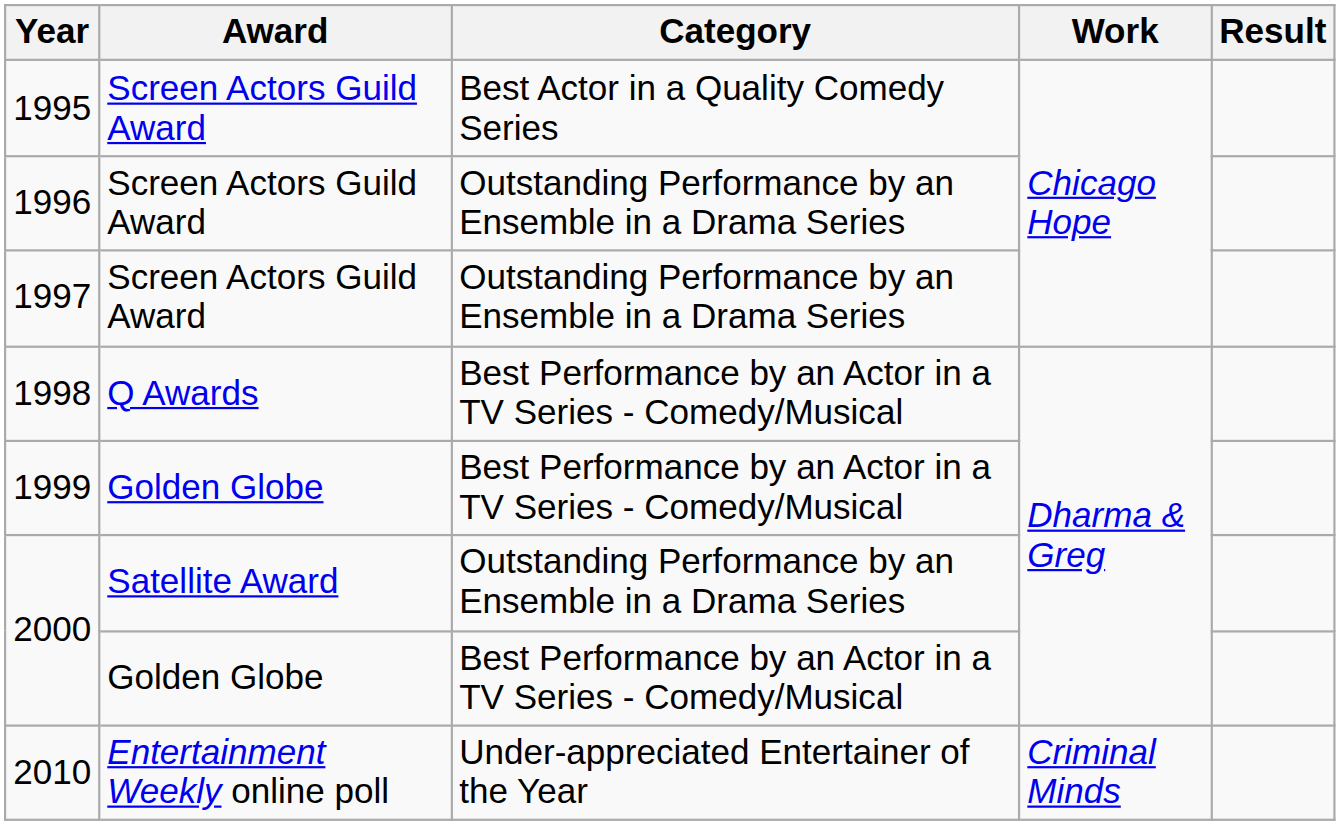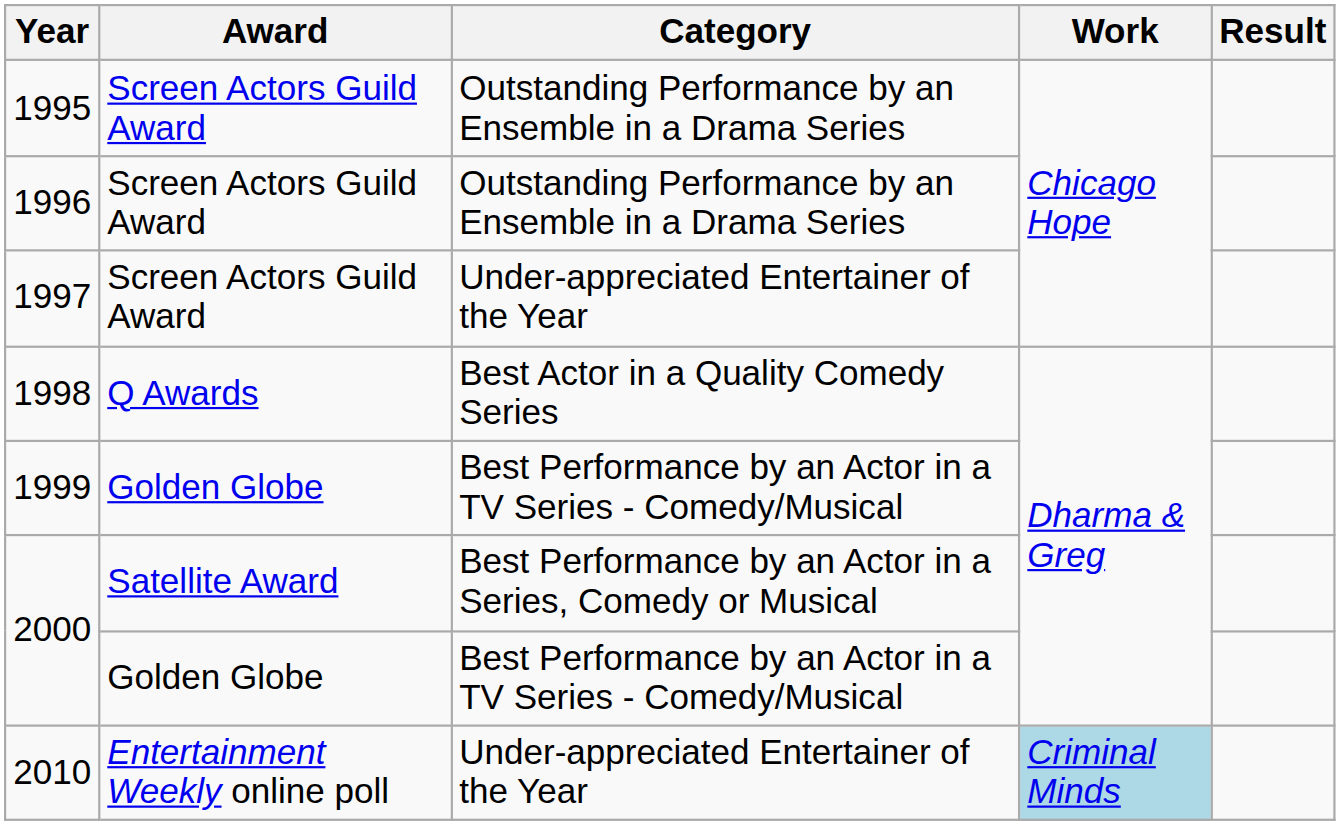(702, 107) Best Actor in a Quality Comedy Series -> (707, 107) Outstanding Performance by an Ensemble in a Drama Series
(707, 297) Outstanding Performance by an Ensemble in a Drama Series -> (714, 297) Under-appreciated Entertainer of the Year
(725, 392) Best Performance by an Actor in a TV Series - Comedy/Musical -> (702, 392) Best Actor in a Quality Comedy Series
(707, 582) Outstanding Performance by an Ensemble in a Drama Series -> (725, 582) Best Performance by an Actor in a Series, Comedy or Musical
(1092, 772) no background -> (1092, 772) lightblue background
